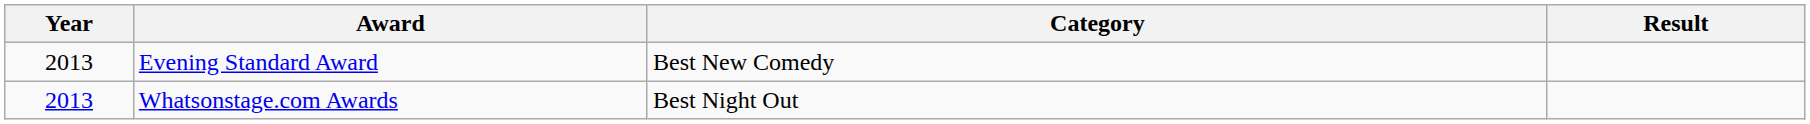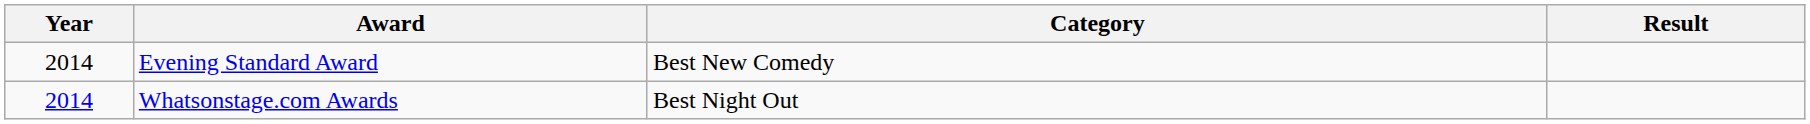(69, 61) 2013 -> (69, 61) 2014
(69, 99) 2013 -> (69, 99) 2014
